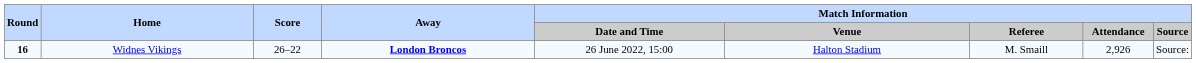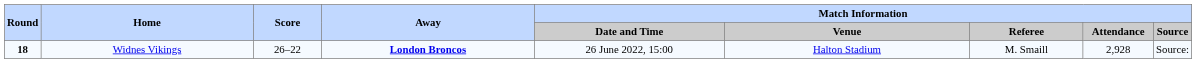(23, 49) 16 -> (23, 49) 18
(1118, 49) 2,926 -> (1118, 49) 2,928
